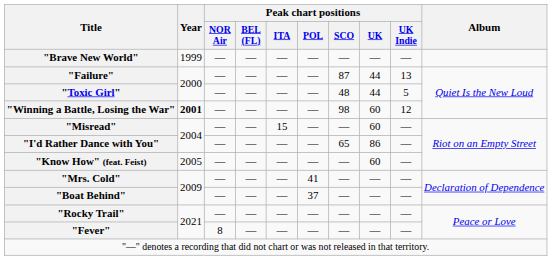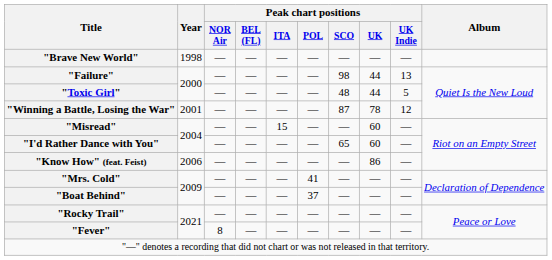(191, 58) 1999 -> (191, 58) 1998
(344, 75) 87 -> (344, 75) 98
(191, 109) bold -> (191, 109) normal
(344, 109) 98 -> (344, 109) 87
(375, 109) 60 -> (375, 109) 78
(375, 144) 86 -> (375, 144) 60
(191, 161) 2005 -> (191, 161) 2006
(375, 161) 60 -> (375, 161) 86
